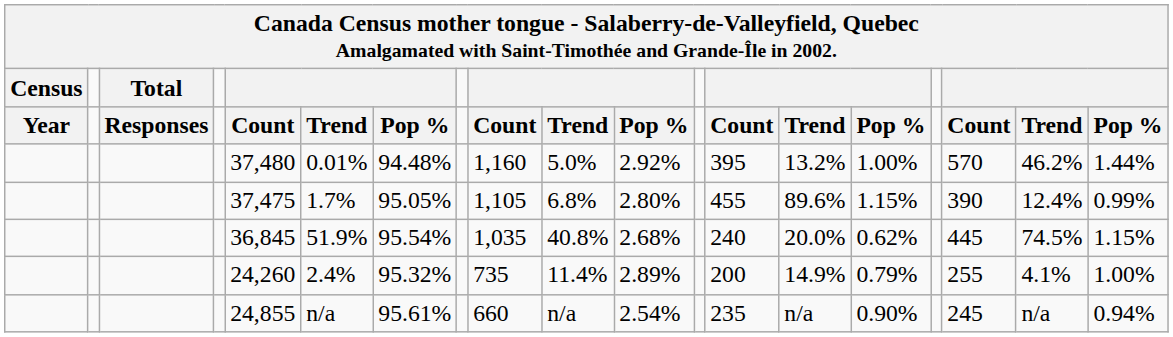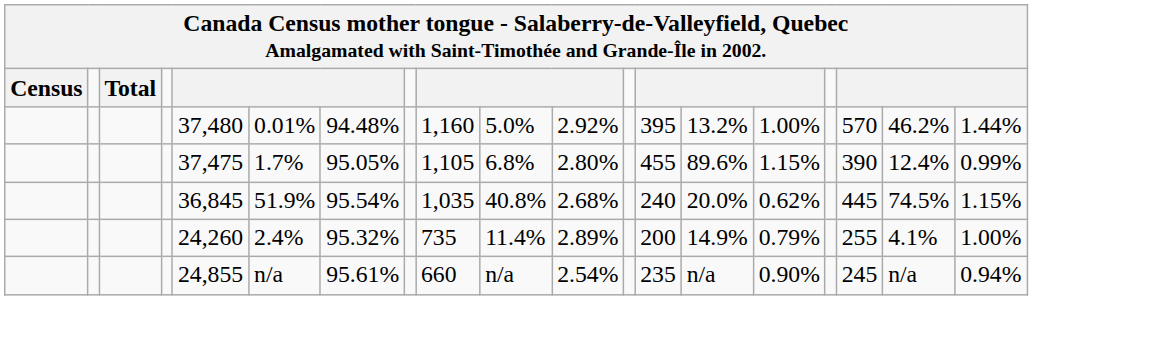- row: (46, 125)
